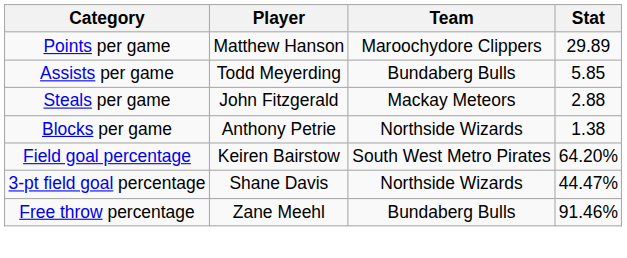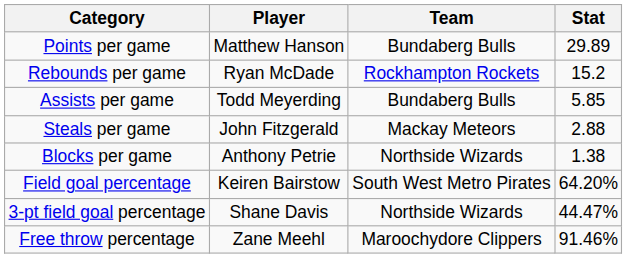(452, 45) Maroochydore Clippers -> (452, 45) Bundaberg Bulls
+ row: (107, 73)
(452, 211) Bundaberg Bulls -> (452, 239) Maroochydore Clippers
